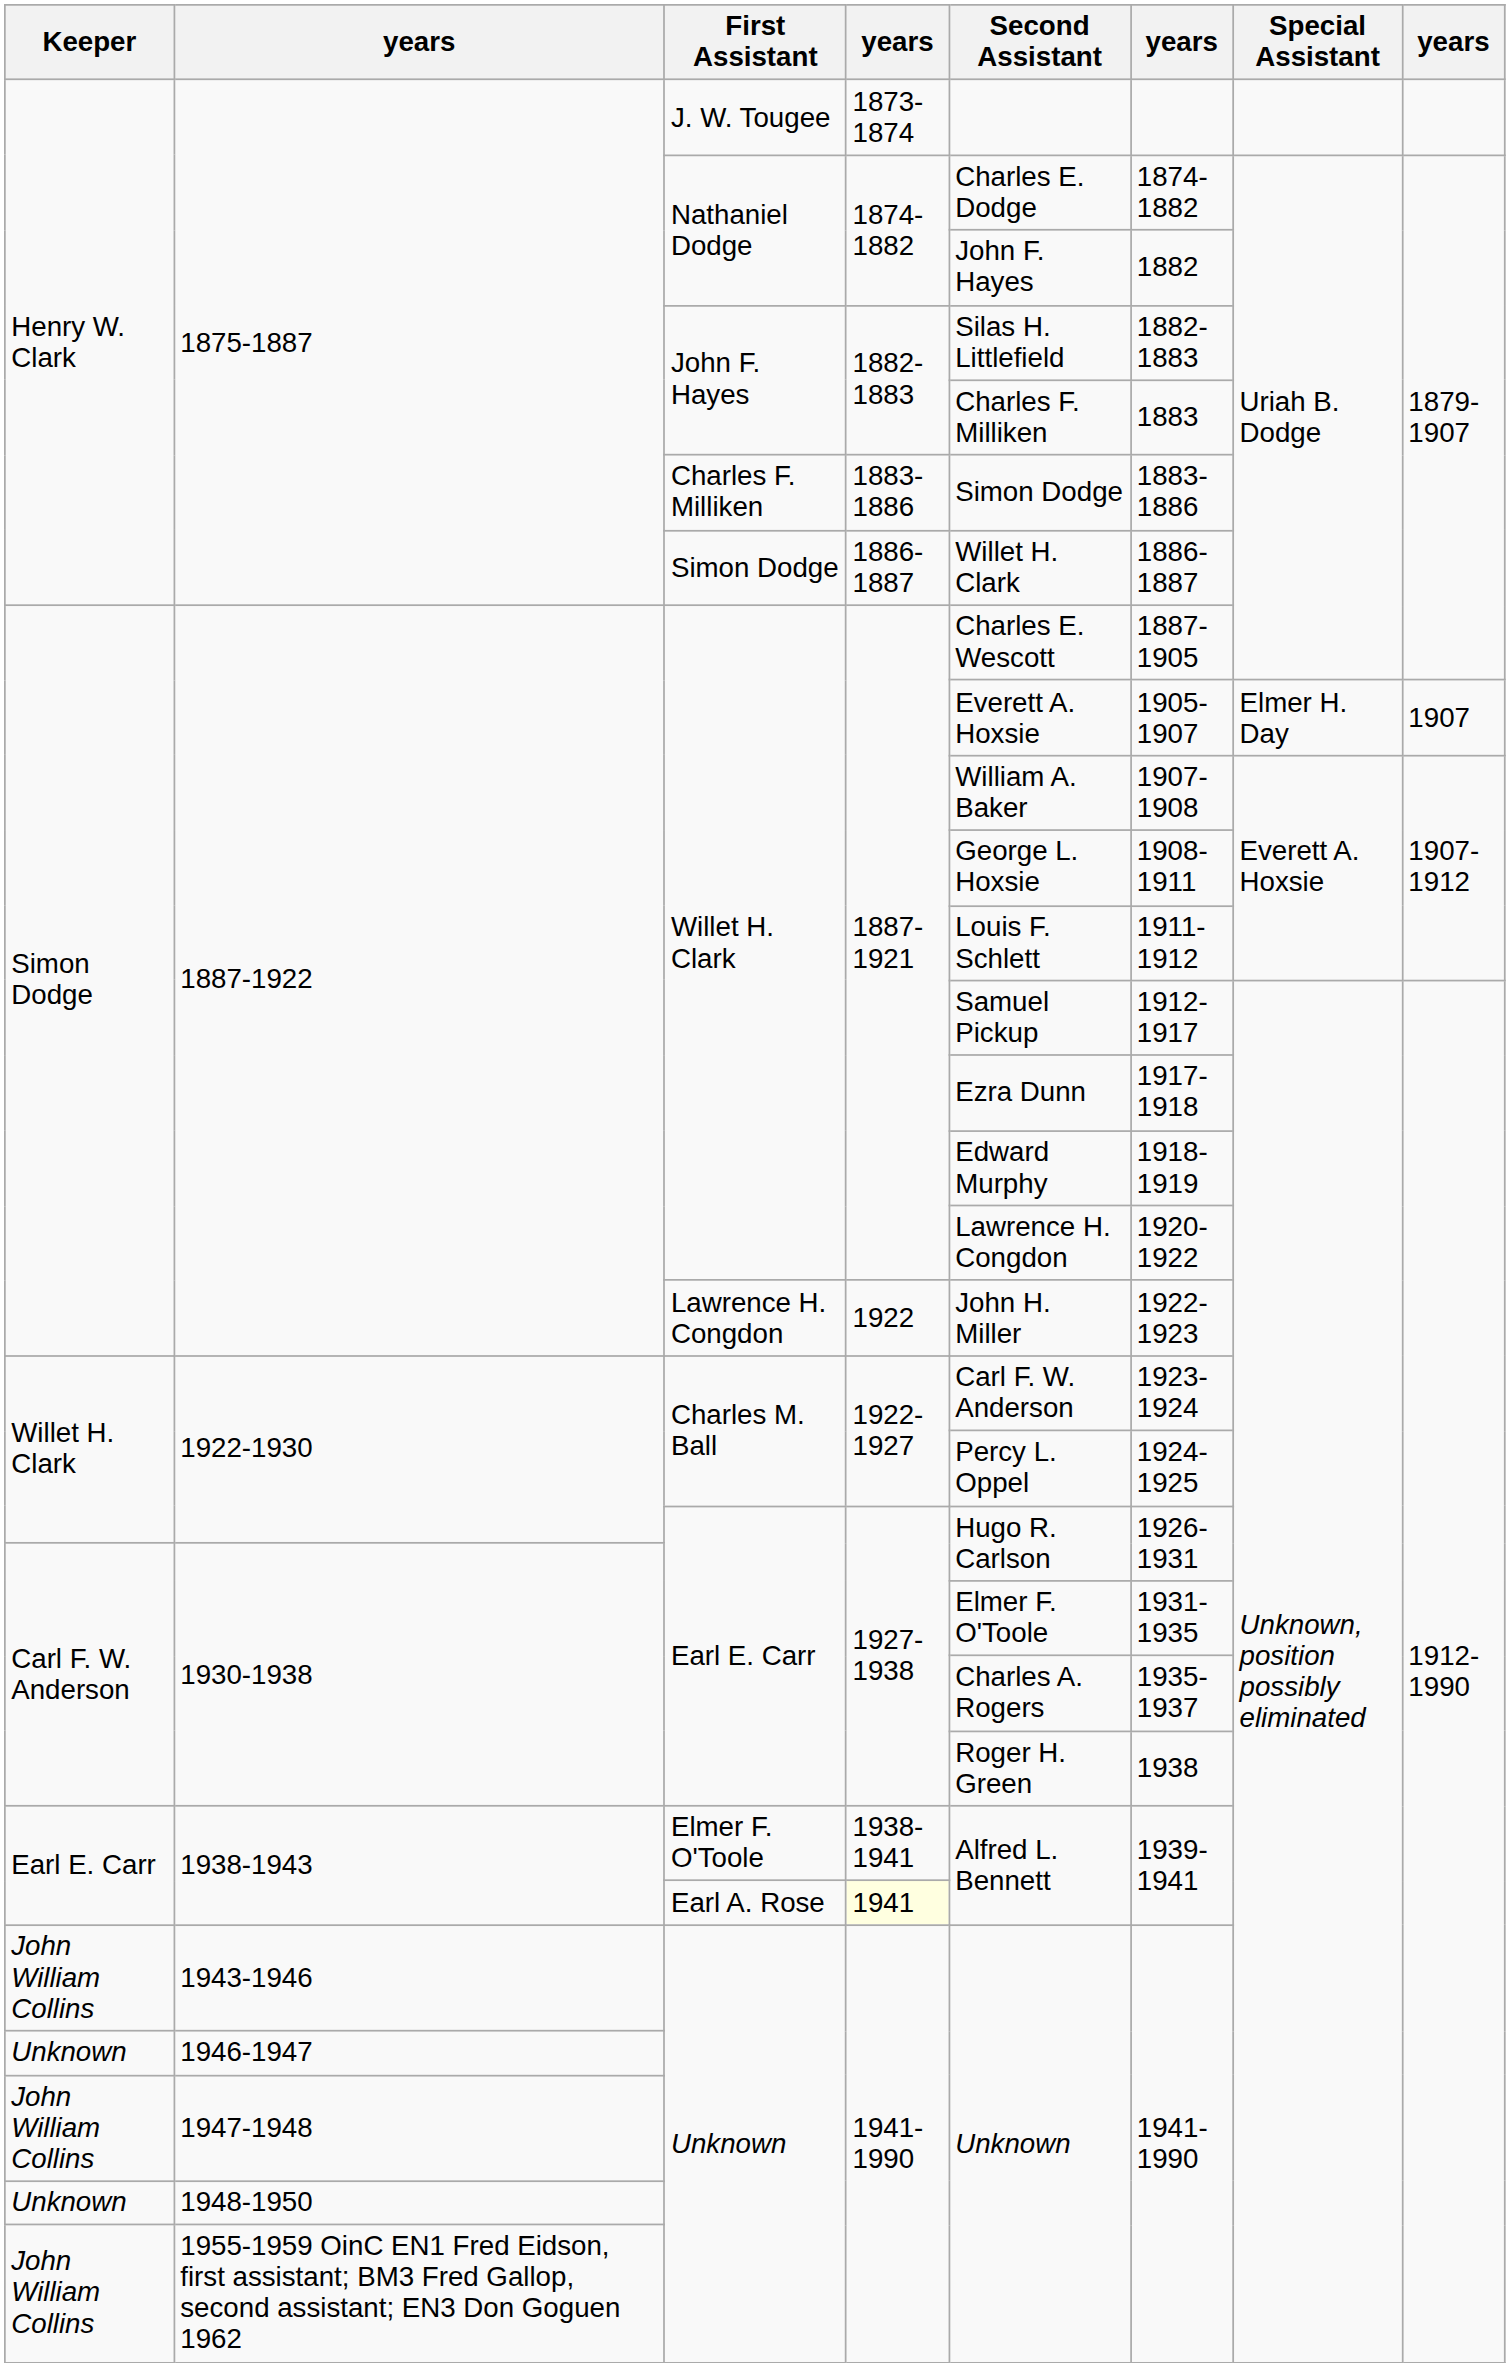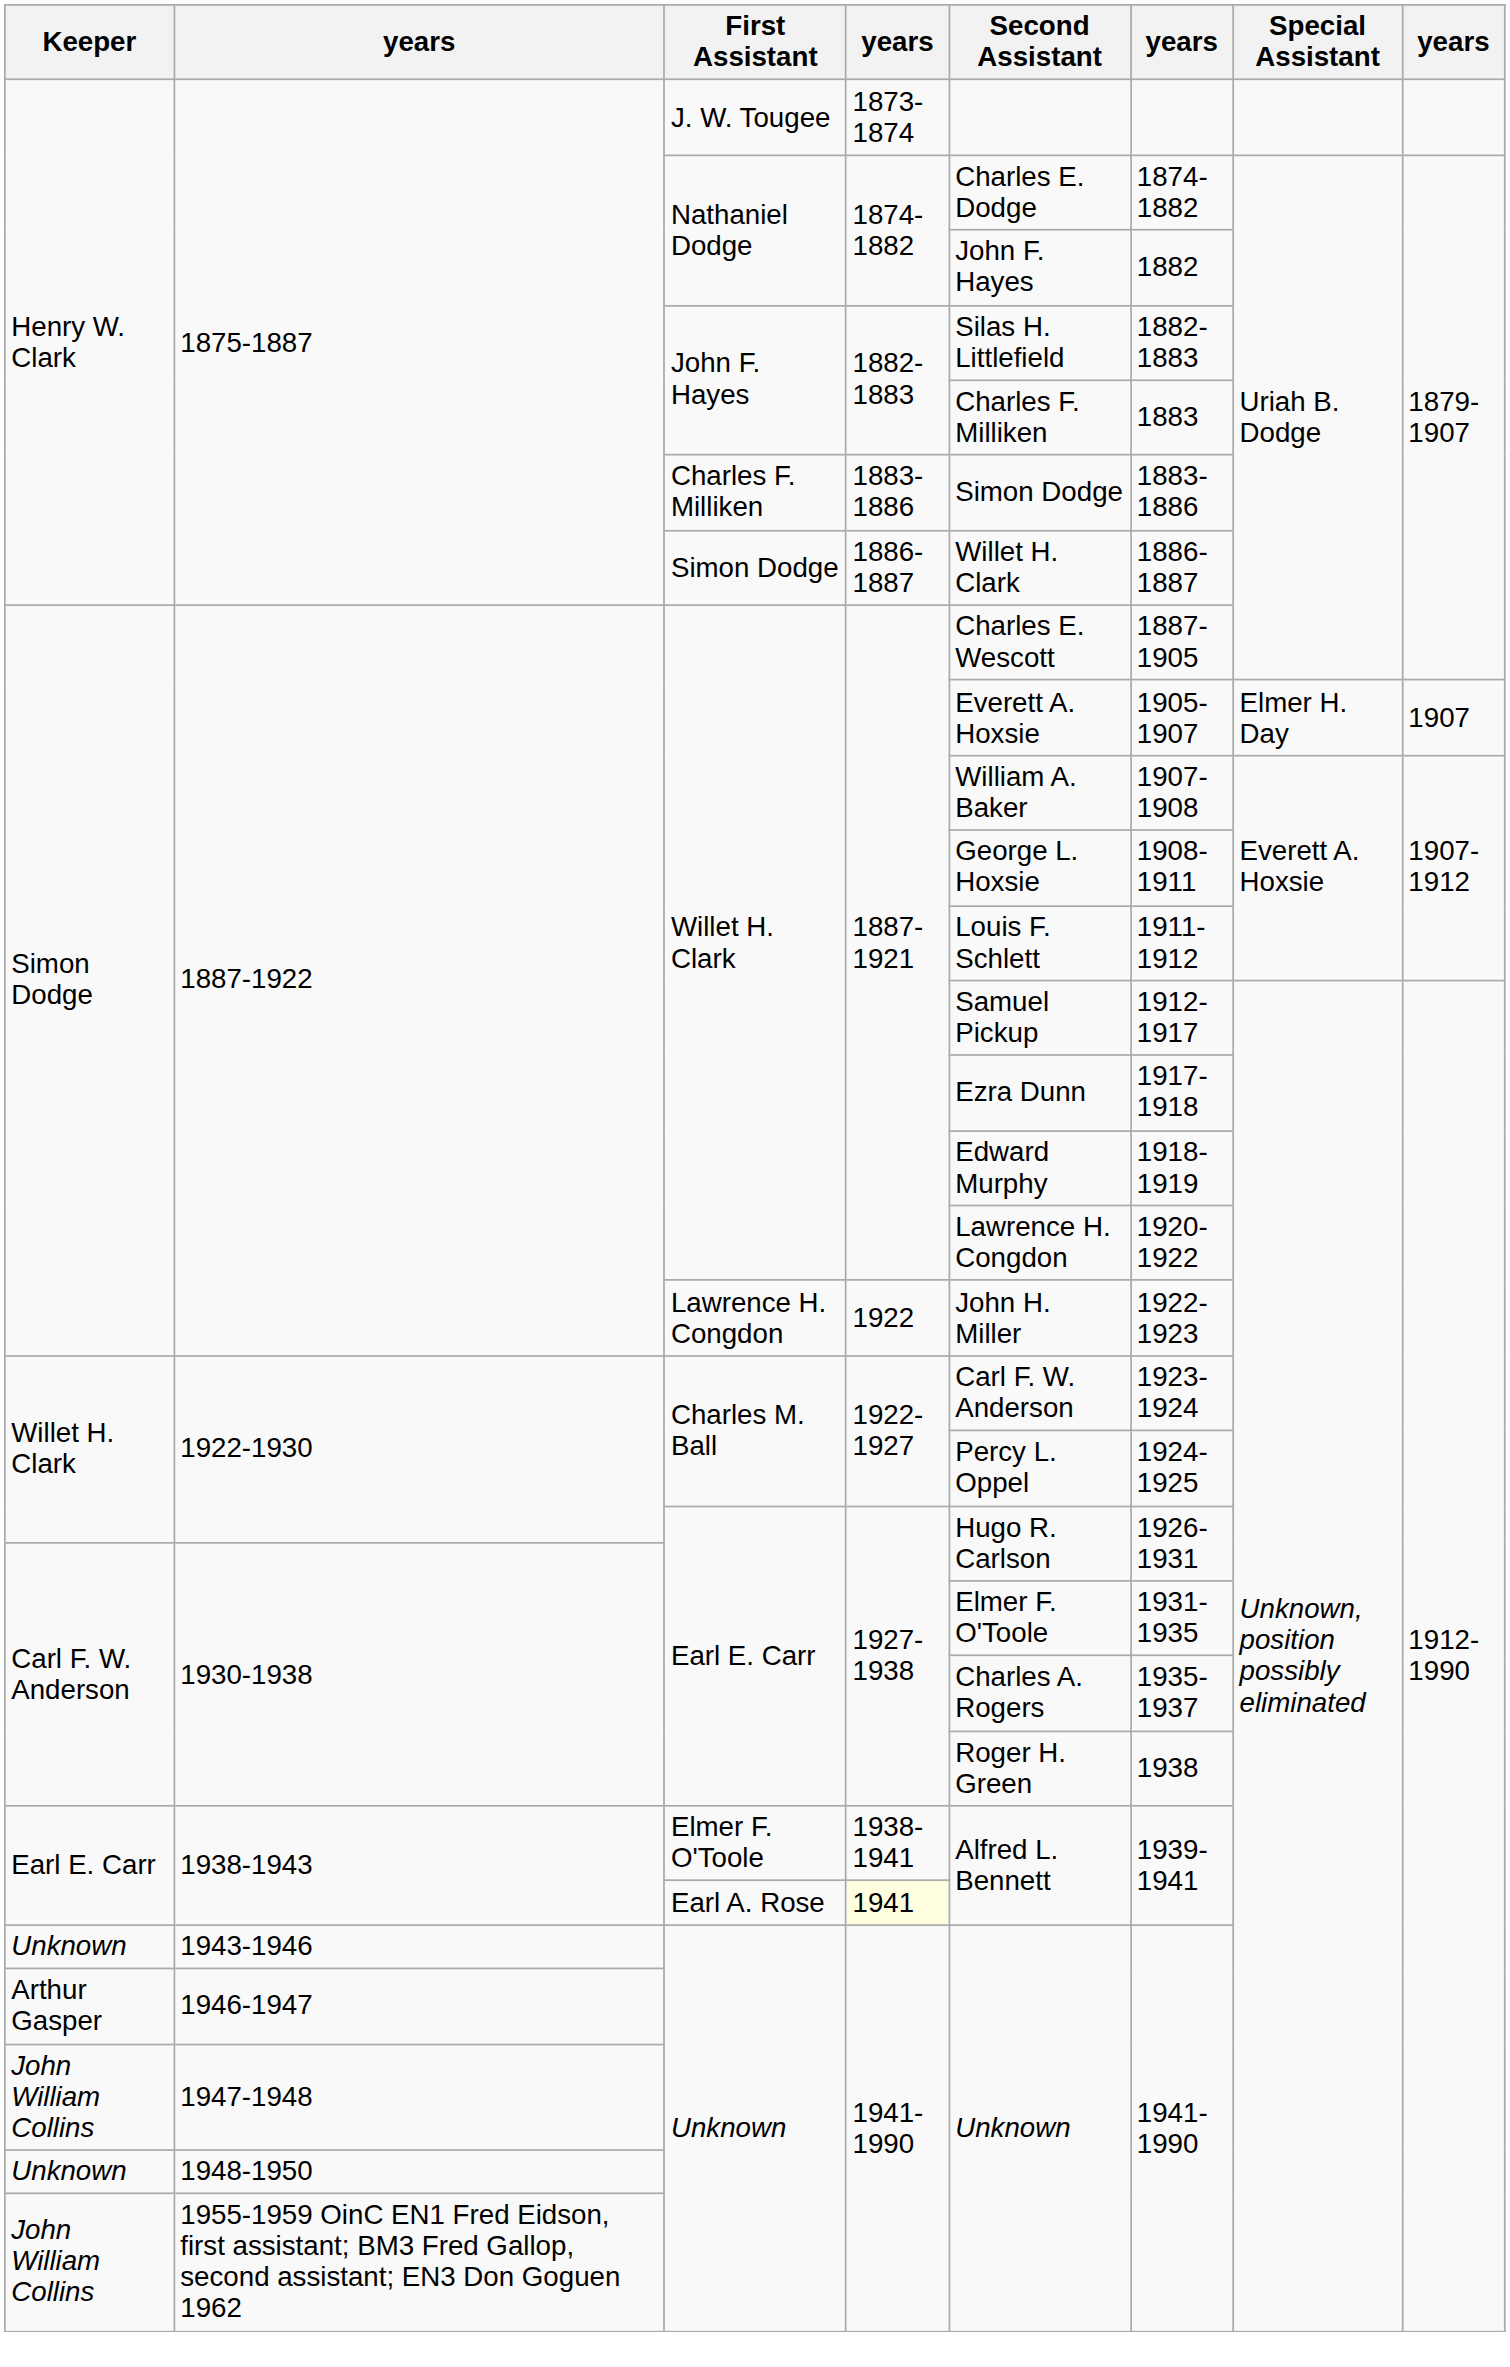(56, 1977) John William Collins -> (69, 1946) Unknown
(69, 2052) Unknown -> (57, 2005) Arthur Gasper
